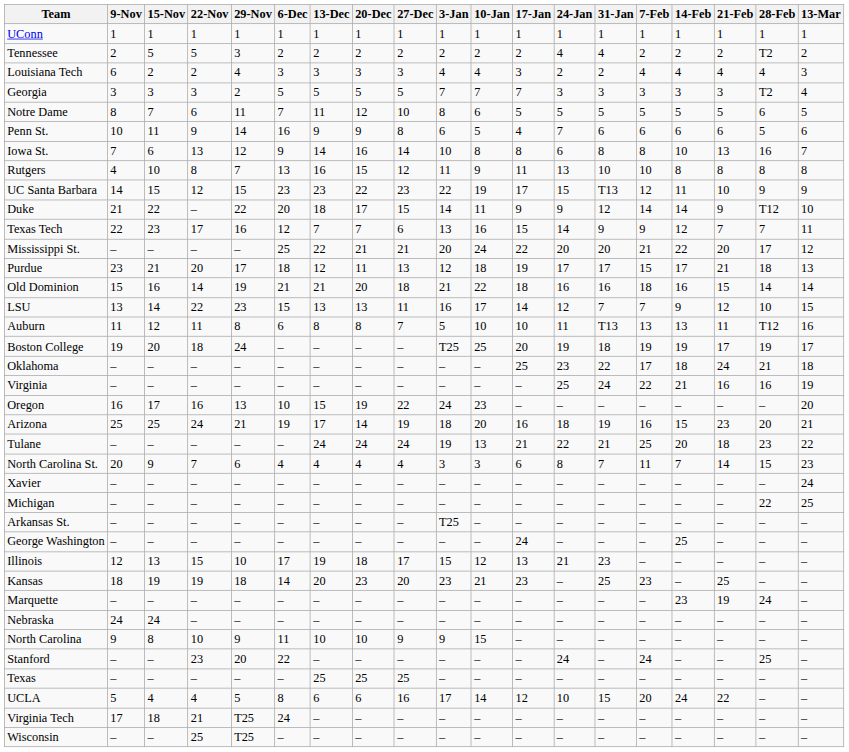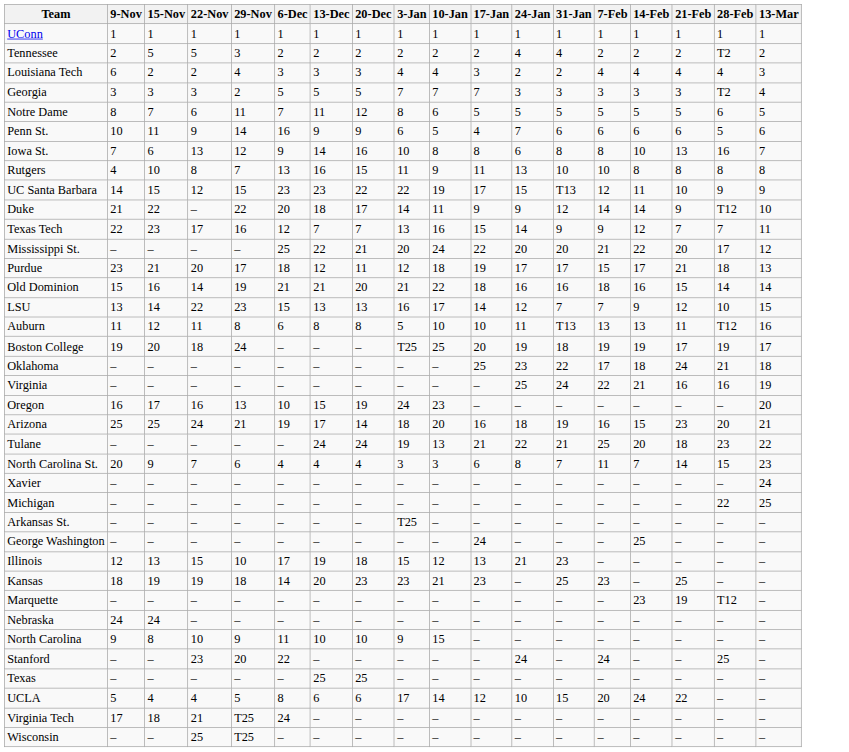- column: (415, 14)
(765, 600) 24 -> (727, 600) T12
